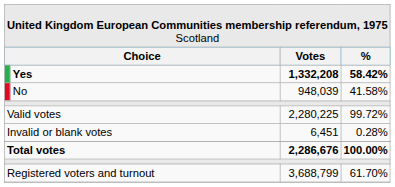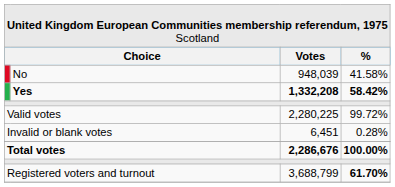rows swapped: (22, 74) <-> (20, 91)
(369, 173) normal -> (369, 173) bold
